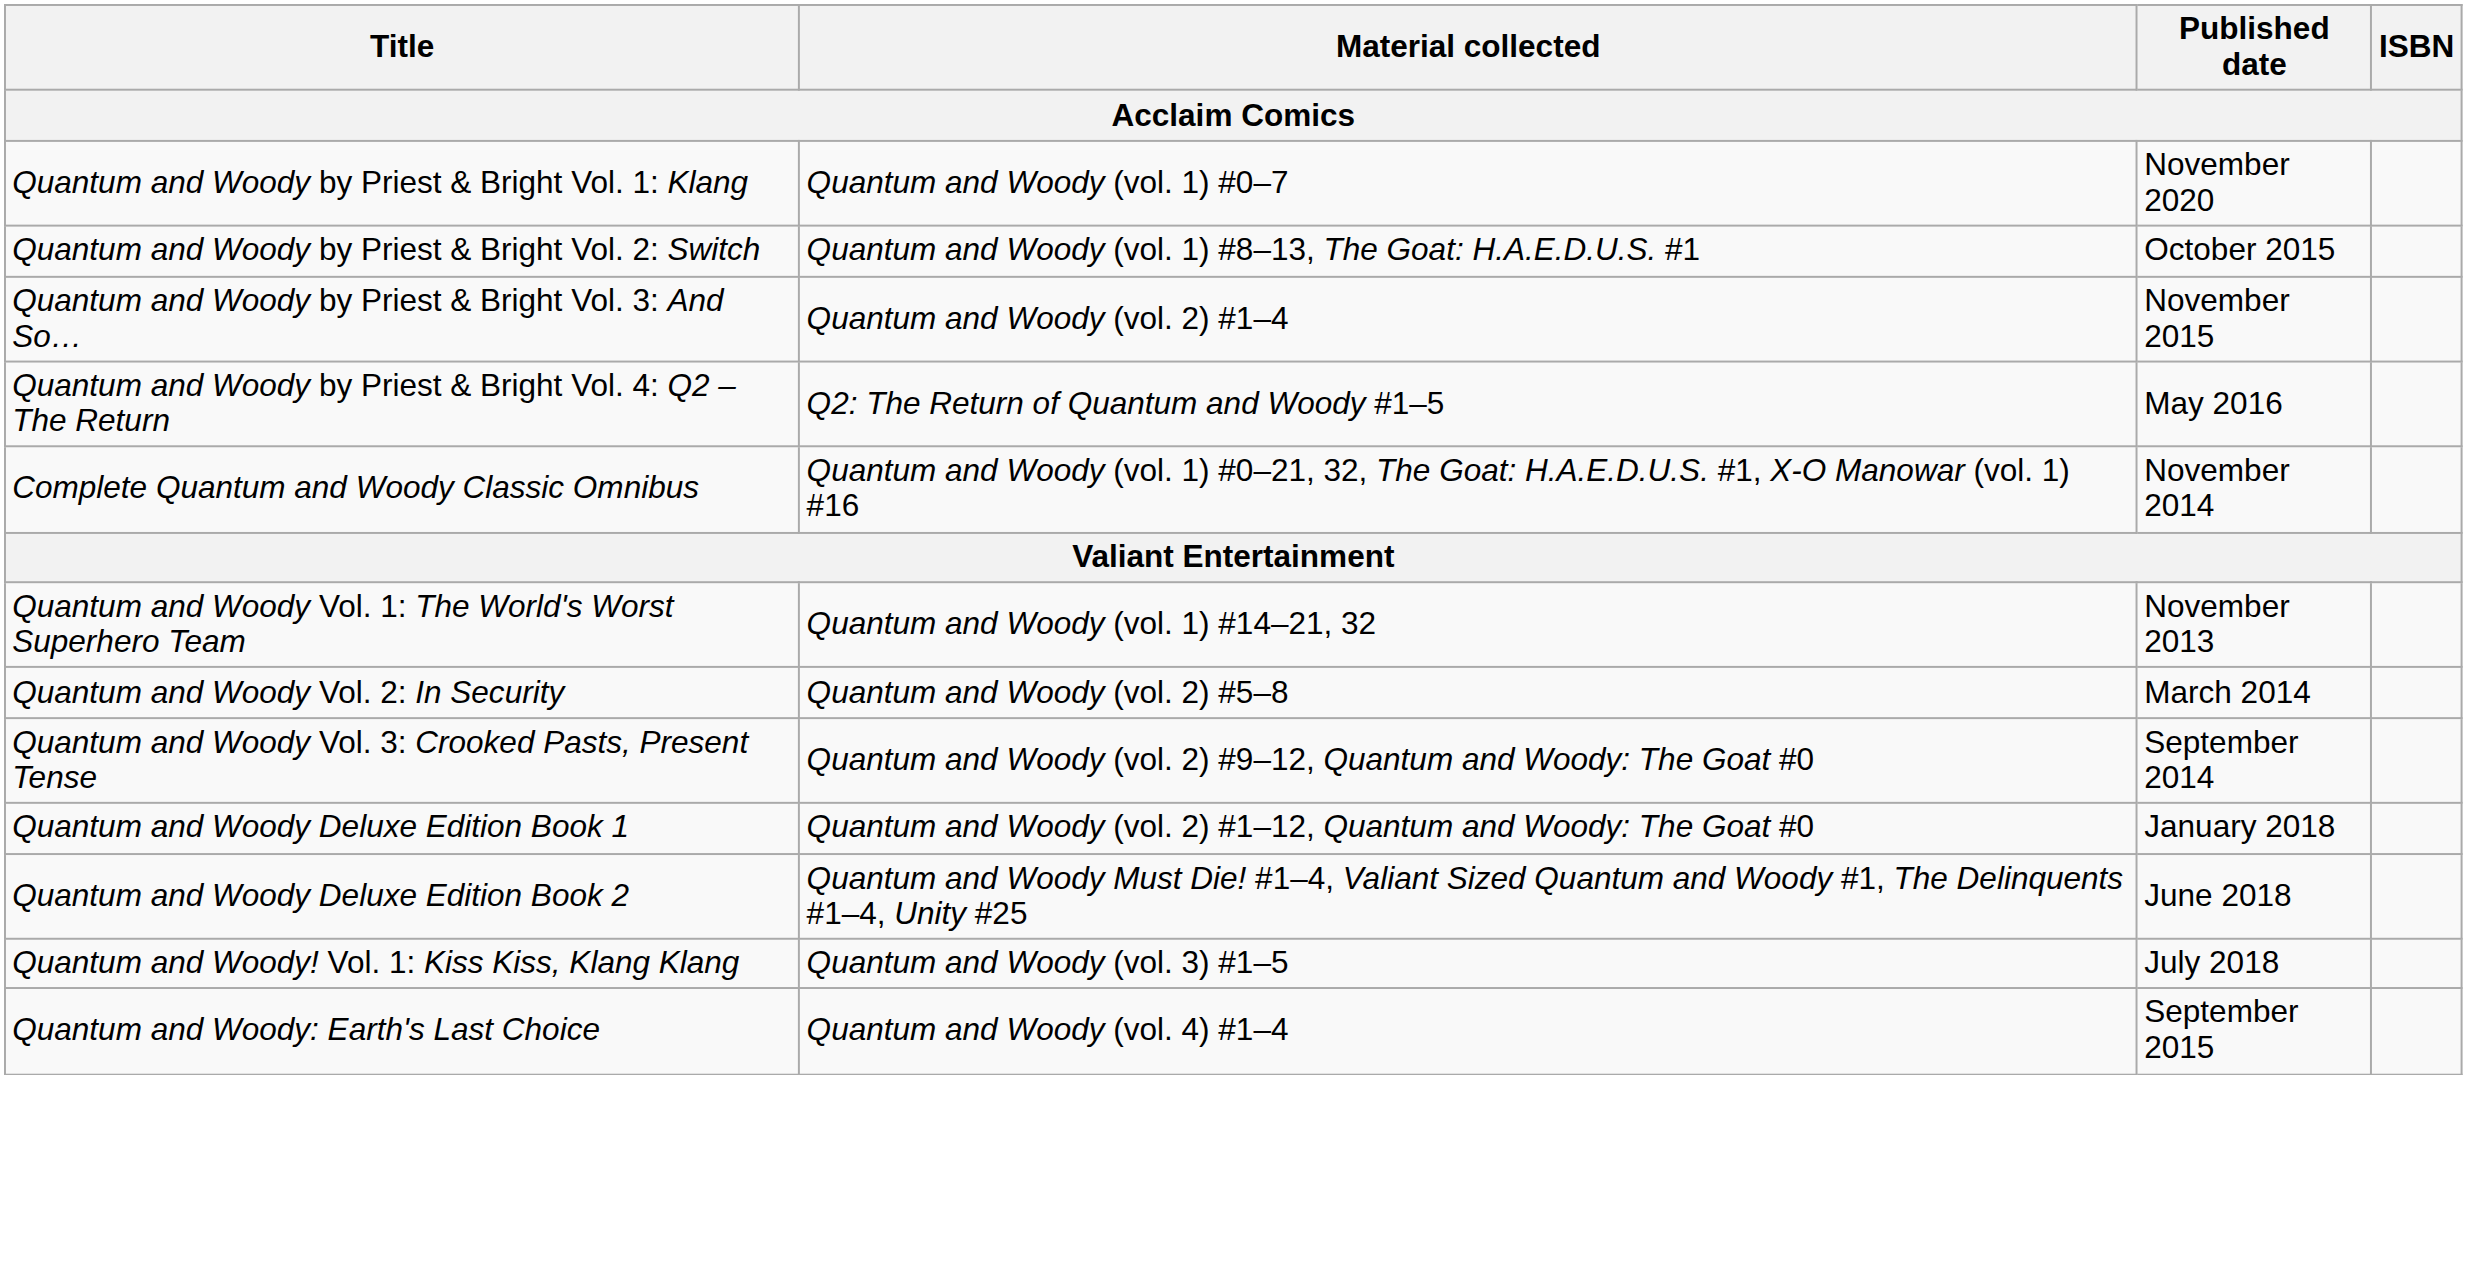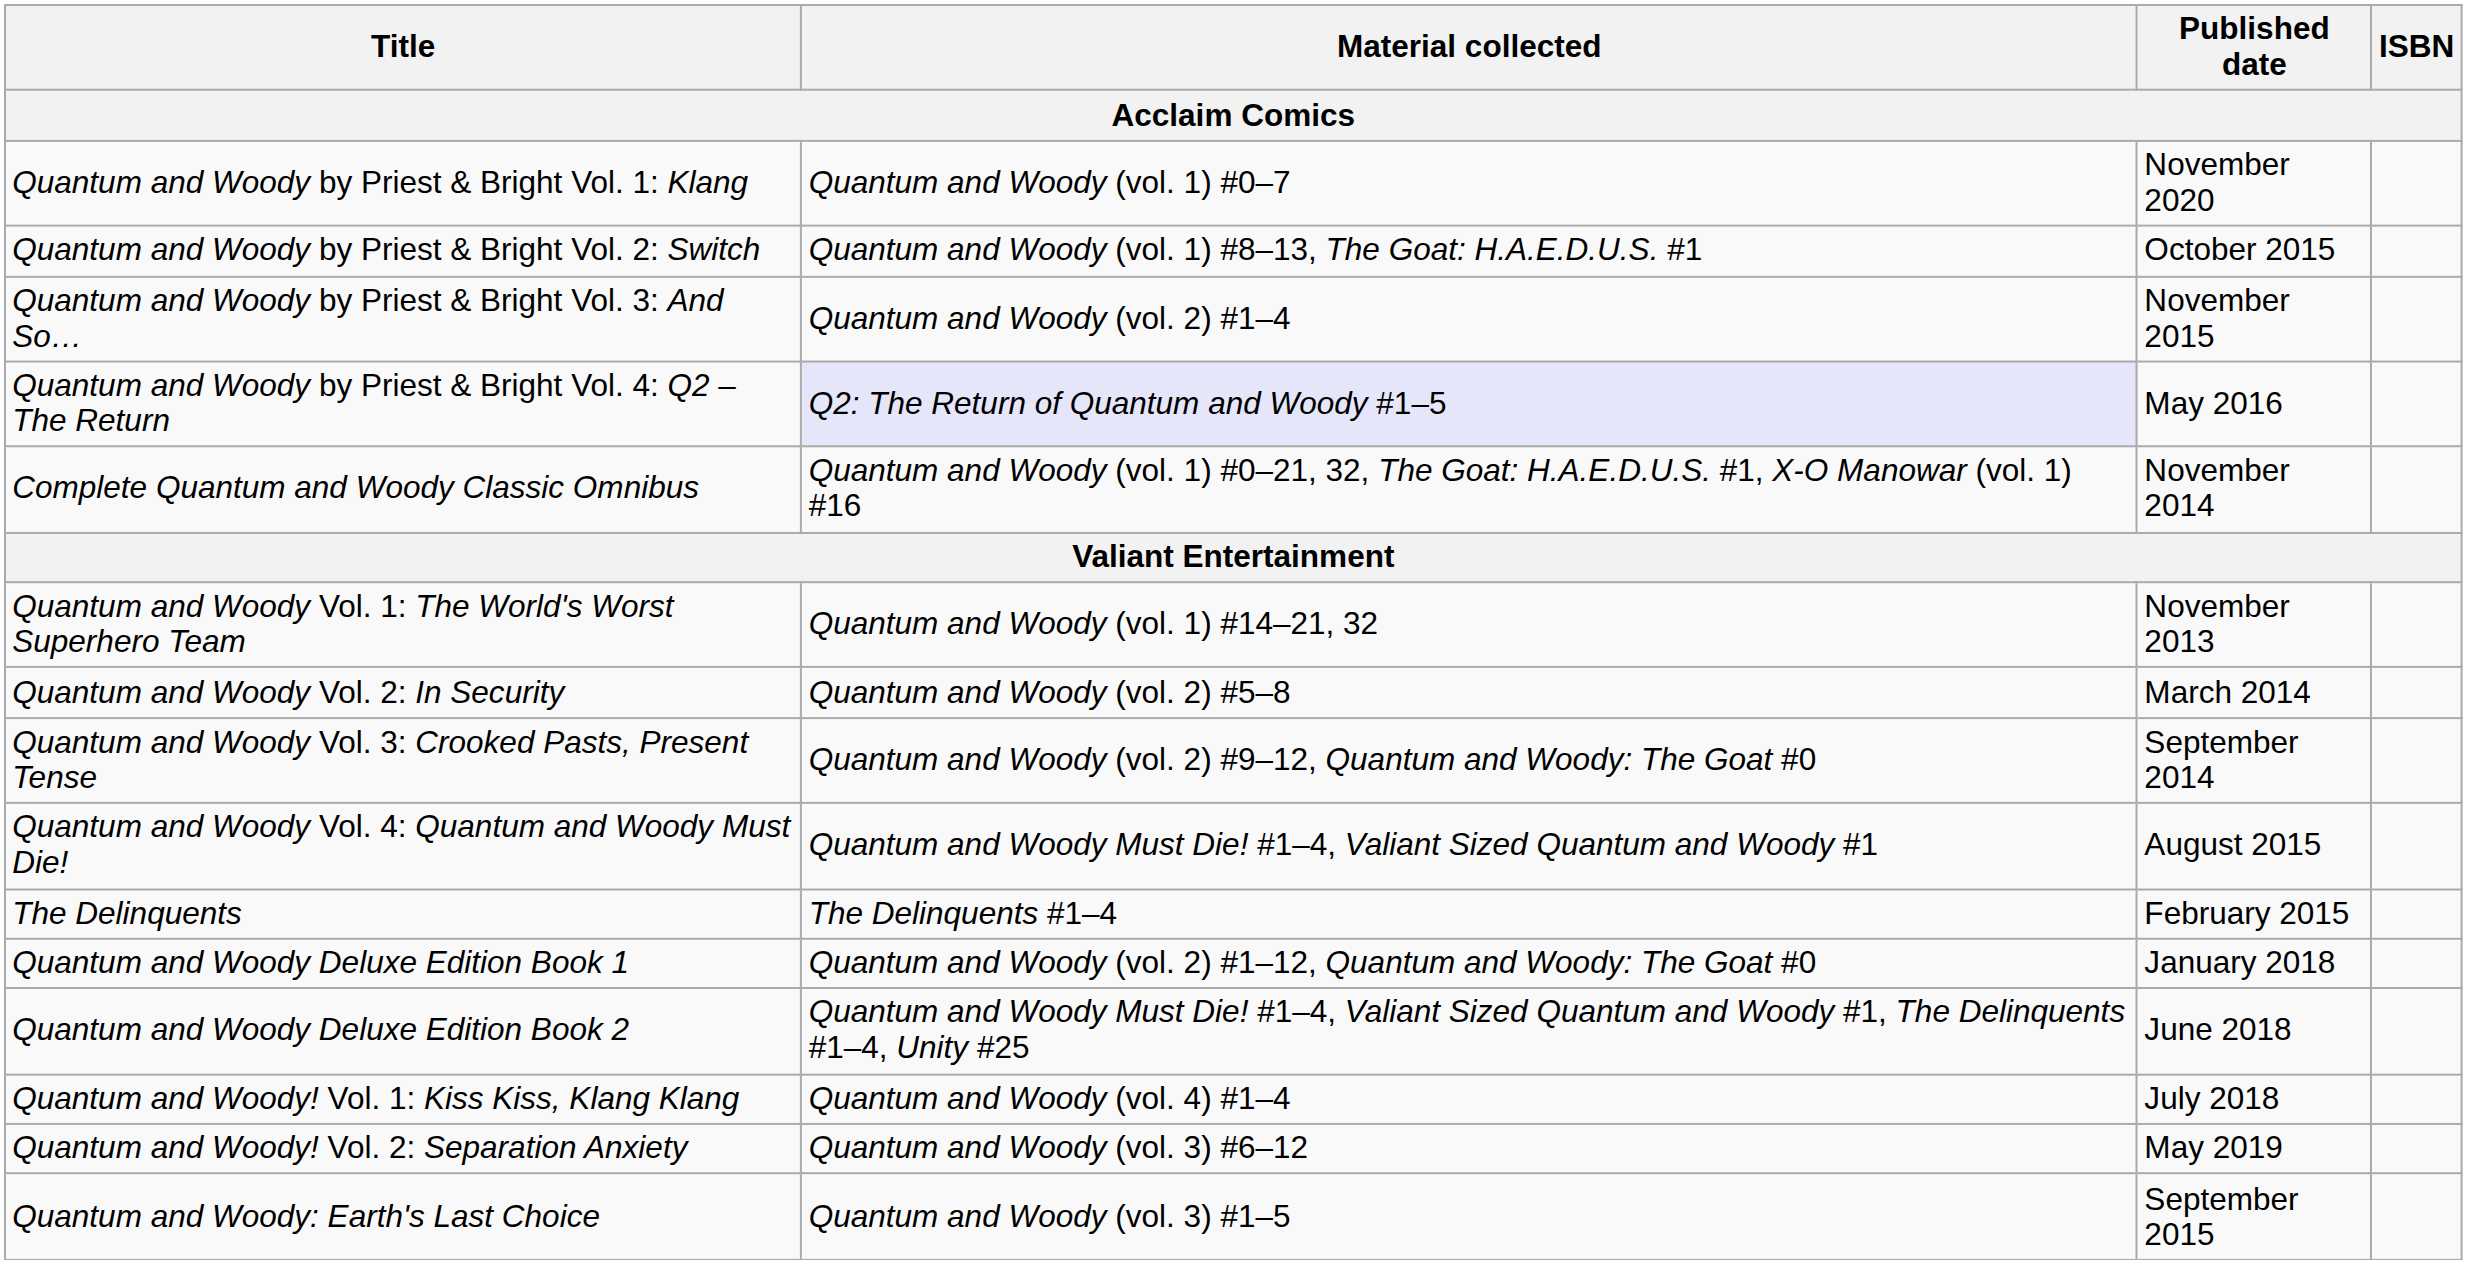(1126, 403) no background -> (1128, 403) lavender background
+ row: (401, 845)
+ row: (127, 913)
(1048, 963) Quantum and Woody (vol. 3) #1–5 -> (1050, 1098) Quantum and Woody (vol. 4) #1–4
+ row: (350, 1148)
(1048, 1030) Quantum and Woody (vol. 4) #1–4 -> (1050, 1216) Quantum and Woody (vol. 3) #1–5
